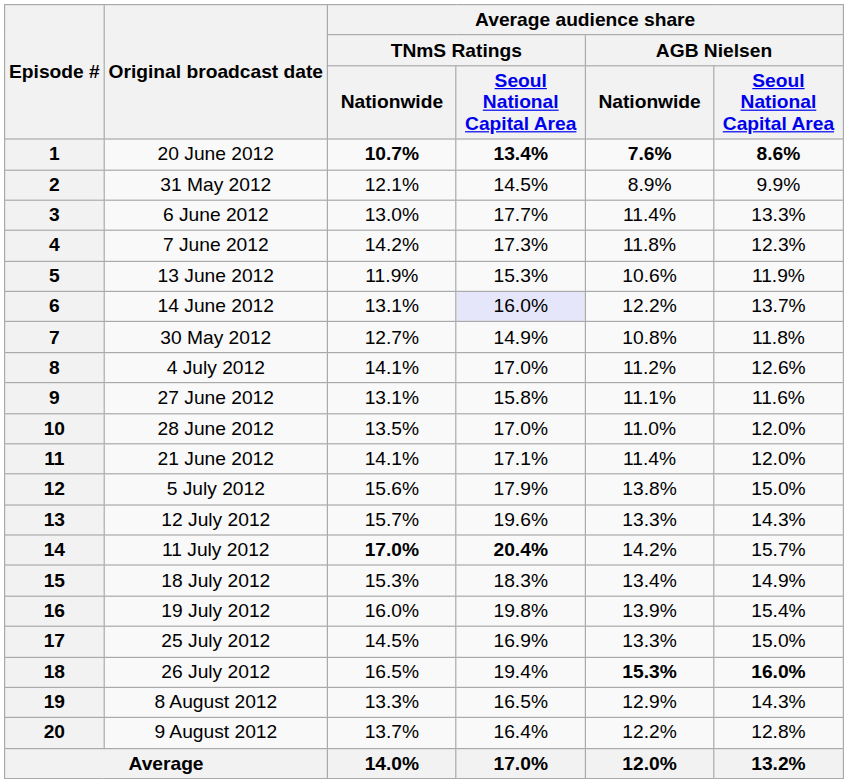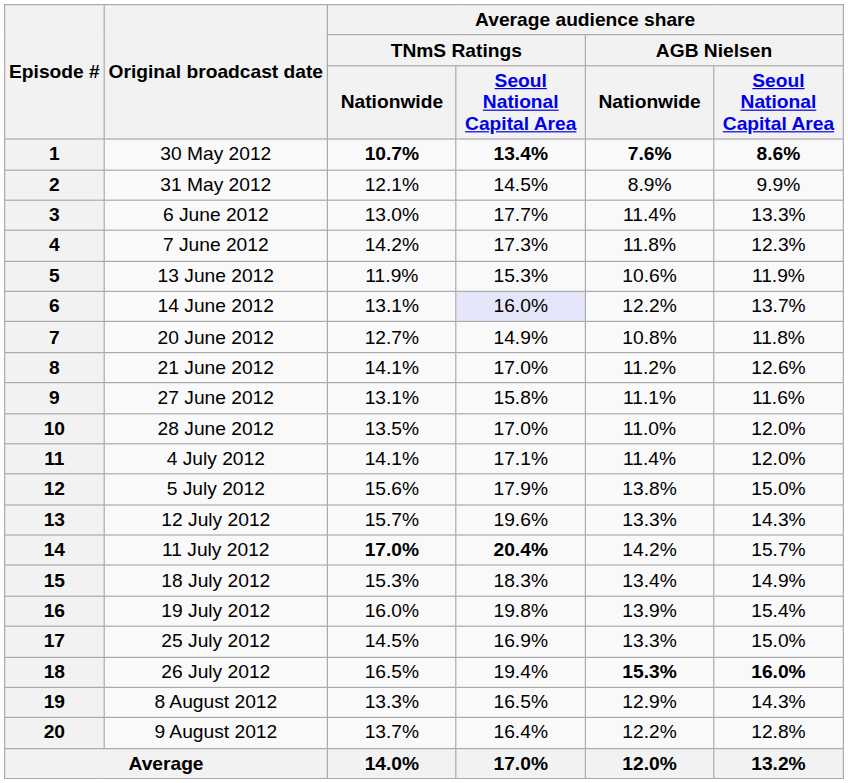(216, 154) 20 June 2012 -> (216, 154) 30 May 2012
(216, 336) 30 May 2012 -> (216, 336) 20 June 2012
(216, 367) 4 July 2012 -> (216, 367) 21 June 2012
(216, 458) 21 June 2012 -> (216, 458) 4 July 2012
